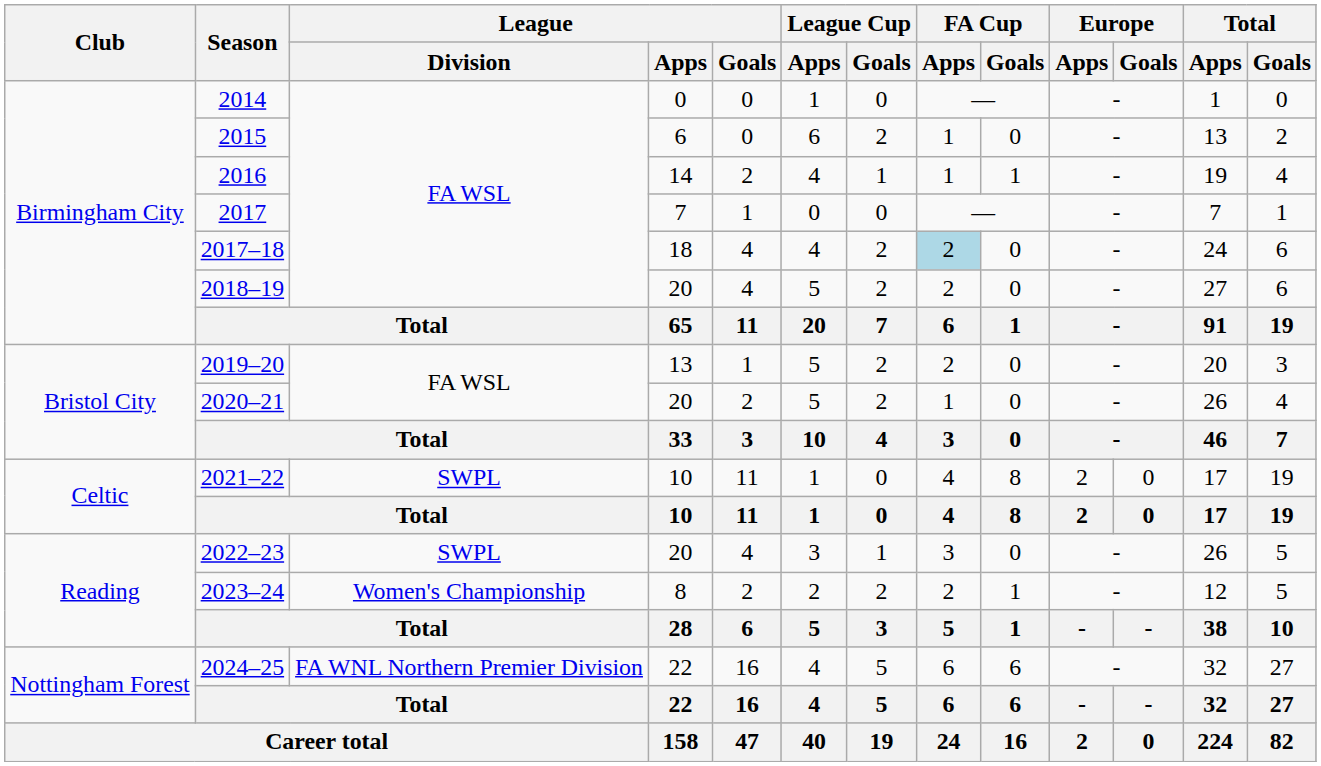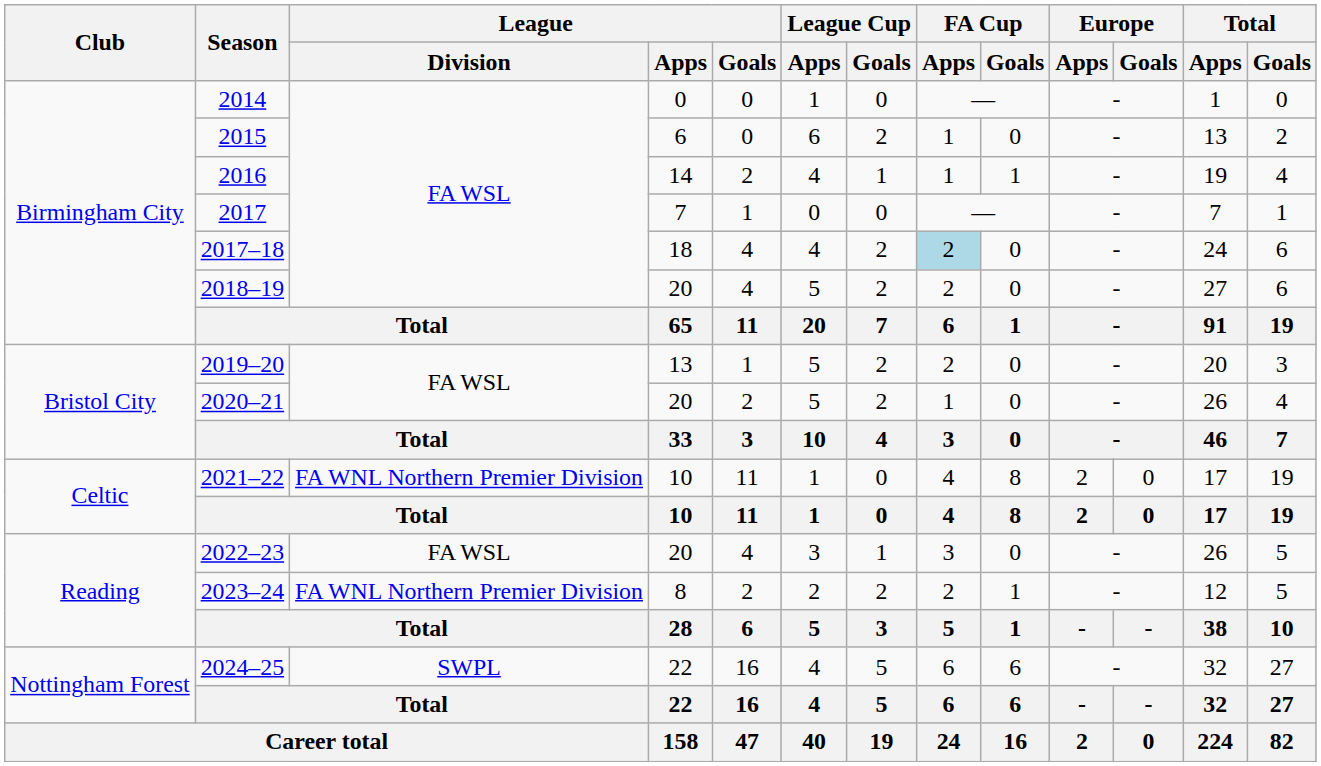(469, 477) SWPL -> (469, 477) FA WNL Northern Premier Division
(469, 552) SWPL -> (469, 552) FA WSL
(469, 590) Women's Championship -> (469, 590) FA WNL Northern Premier Division
(469, 666) FA WNL Northern Premier Division -> (469, 666) SWPL
